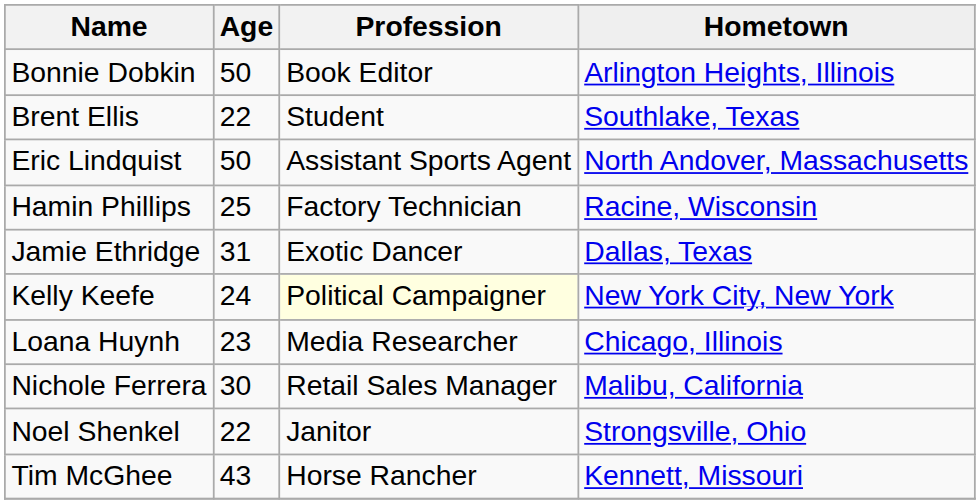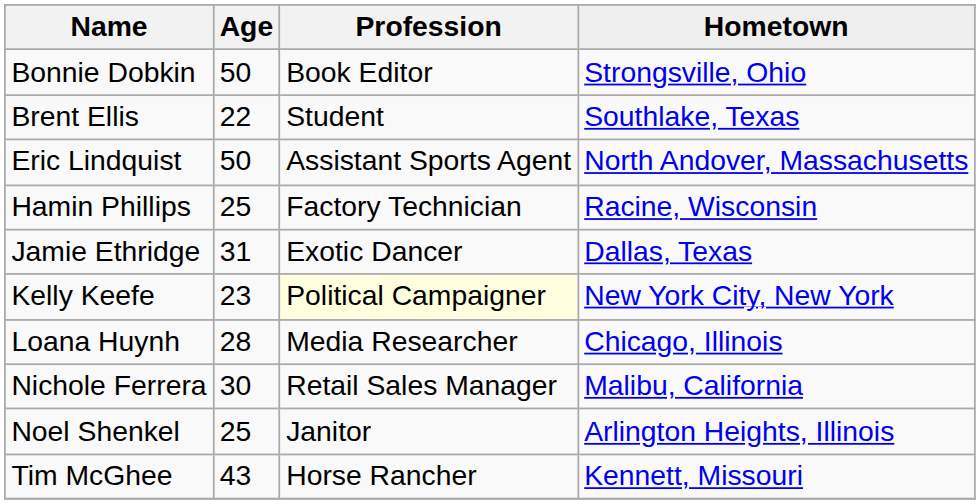(739, 71) Arlington Heights, Illinois -> (695, 71) Strongsville, Ohio
(235, 296) 24 -> (235, 296) 23
(235, 341) 23 -> (235, 341) 28
(235, 431) 22 -> (235, 431) 25
(695, 431) Strongsville, Ohio -> (739, 431) Arlington Heights, Illinois
